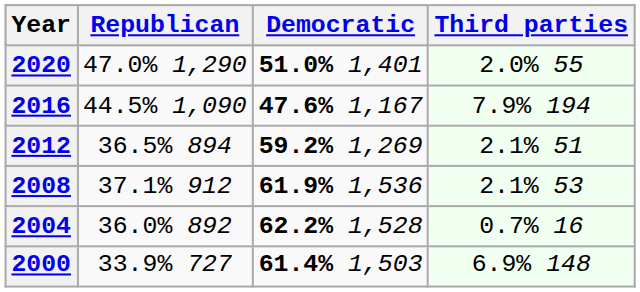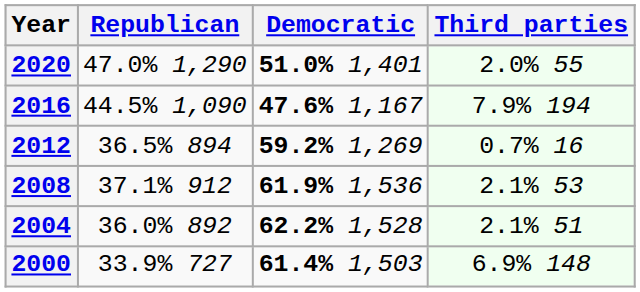(531, 146) 2.1% 51 -> (531, 146) 0.7% 16
(531, 226) 0.7% 16 -> (531, 226) 2.1% 51
